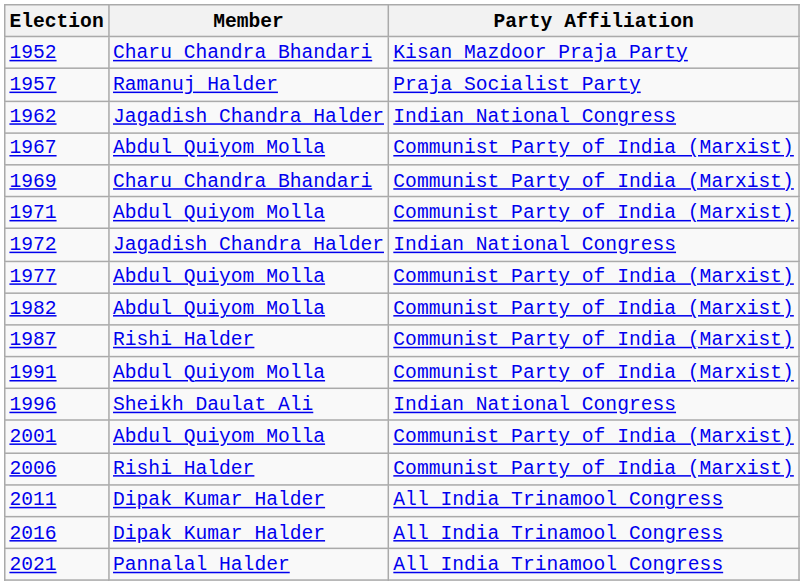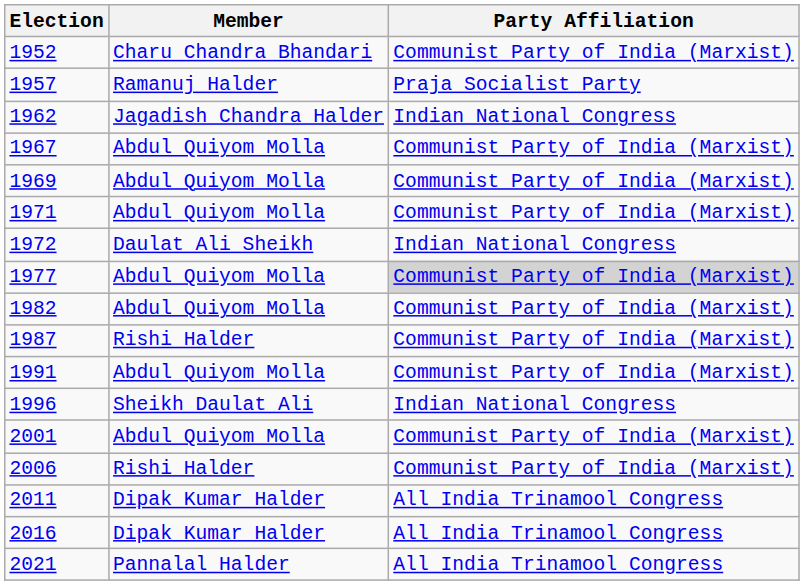(541, 53) Kisan Mazdoor Praja Party -> (594, 53) Communist Party of India (Marxist)
(243, 181) Charu Chandra Bhandari -> (219, 181) Abdul Quiyom Molla
(249, 245) Jagadish Chandra Halder -> (213, 245) Daulat Ali Sheikh
(594, 277) no background -> (594, 277) lightgrey background
